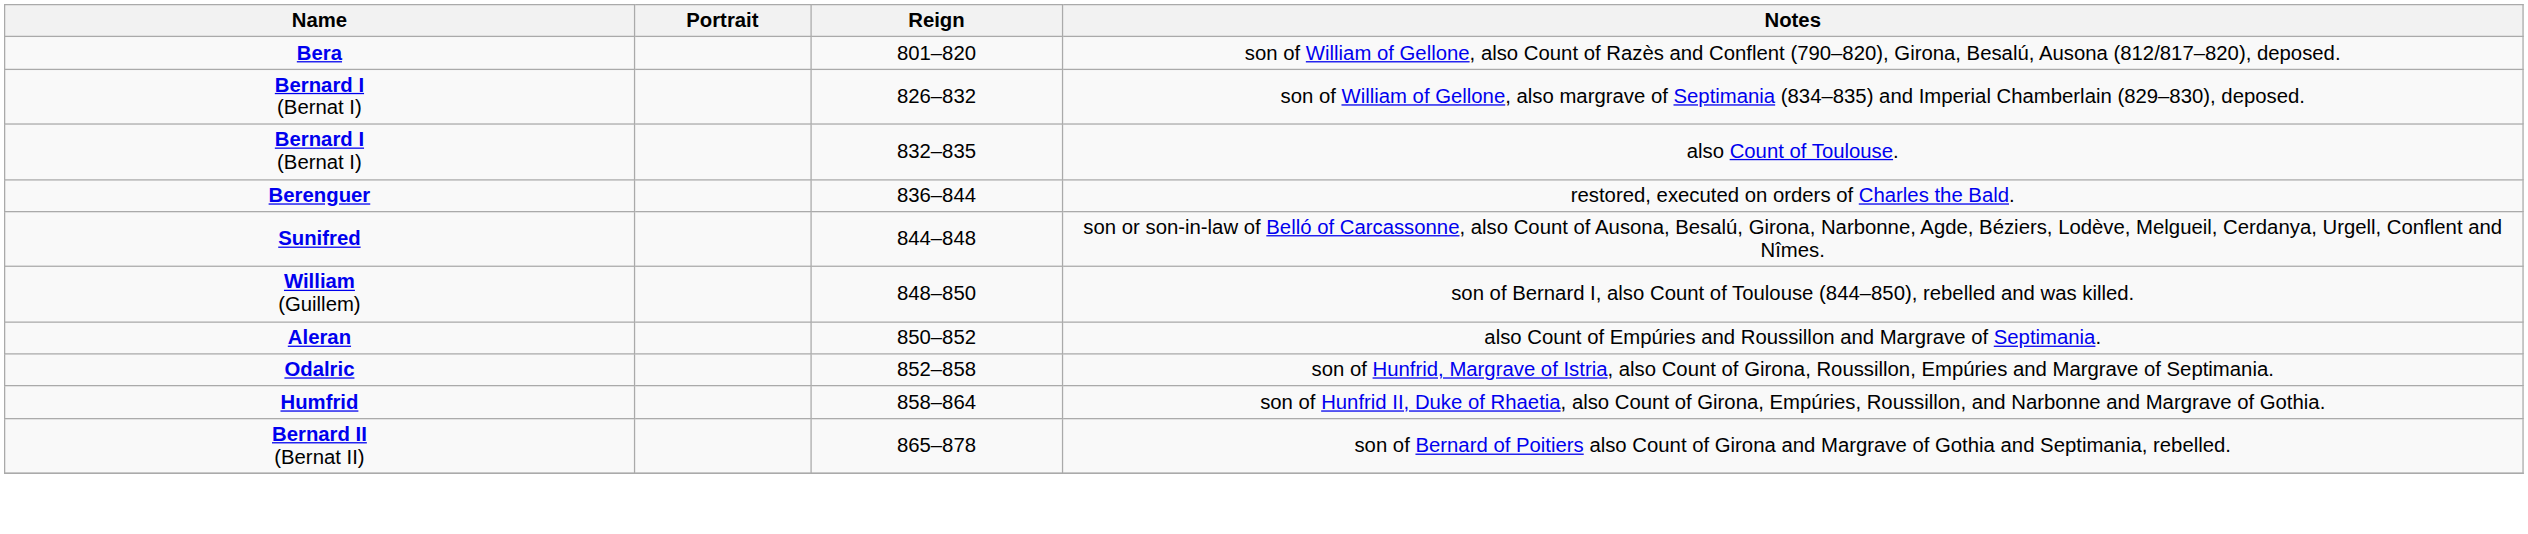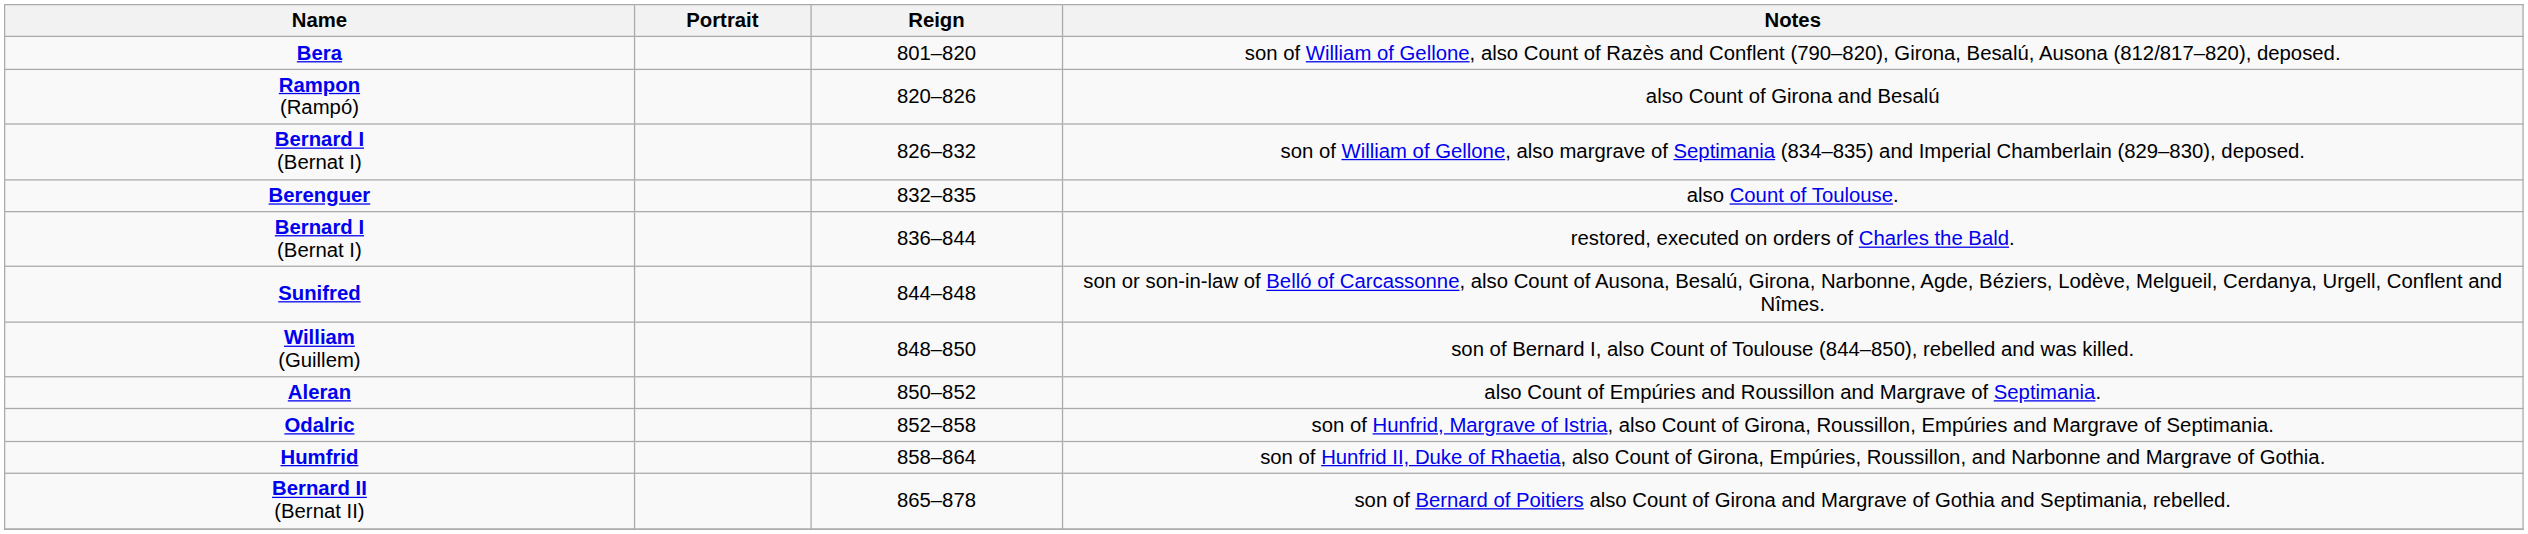+ row: (1793, 96)
(319, 151) Bernard I (Bernat I) -> (319, 195) Berenguer
(319, 195) Berenguer -> (319, 238) Bernard I (Bernat I)
